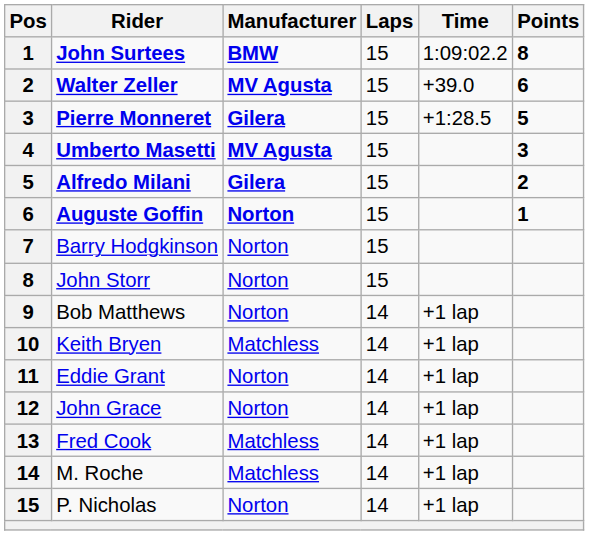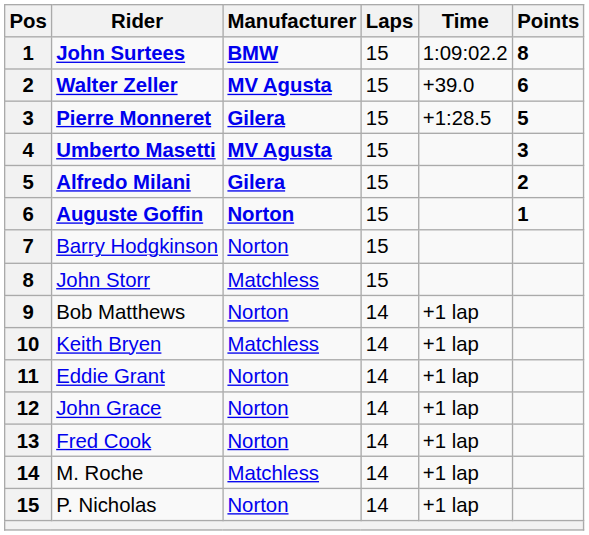(258, 279) Norton -> (273, 279) Matchless
(273, 440) Matchless -> (258, 440) Norton
